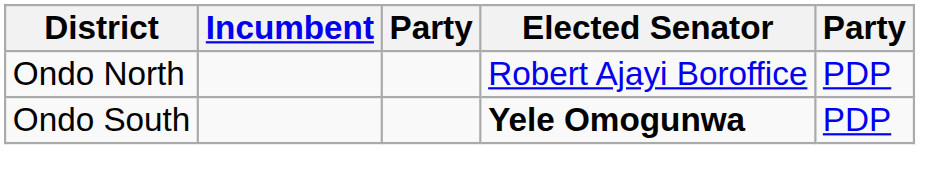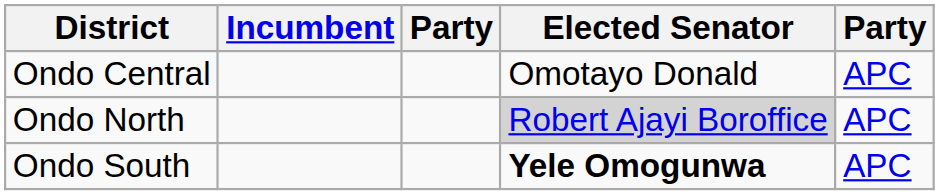+ row: (112, 73)
(648, 73) no background -> (668, 120) lightgrey background
(857, 73) PDP -> (877, 120) APC
(857, 120) PDP -> (877, 166) APC
